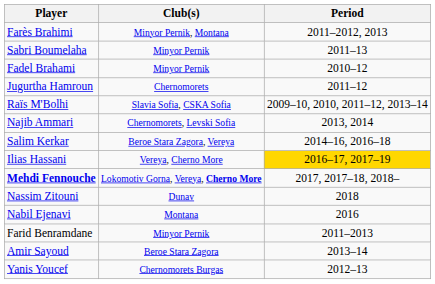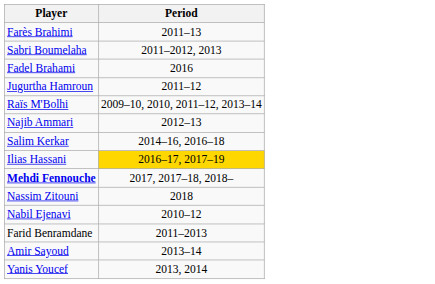- column: (181, 13)
(347, 31) 2011–2012, 2013 -> (181, 31) 2011–13
(347, 50) 2011–13 -> (181, 50) 2011–2012, 2013
(347, 68) 2010–12 -> (181, 68) 2016
(347, 123) 2013, 2014 -> (181, 123) 2012–13
(347, 214) 2016 -> (181, 214) 2010–12
(347, 269) 2012–13 -> (181, 269) 2013, 2014
